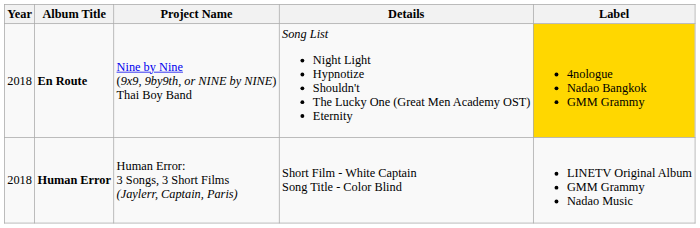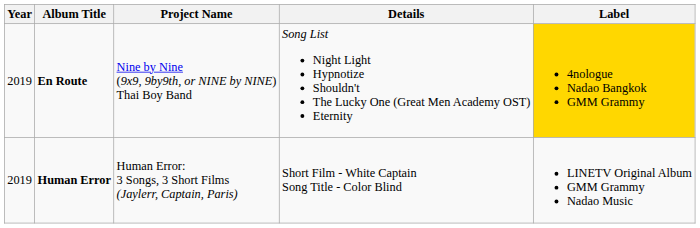(20, 80) 2018 -> (20, 80) 2019
(20, 180) 2018 -> (20, 180) 2019
